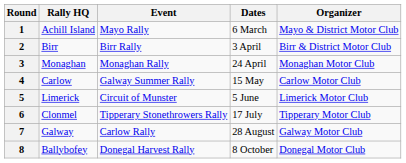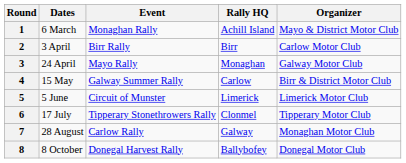columns swapped: (253, 13) <-> (68, 13)
(124, 30) Mayo Rally -> (123, 30) Monaghan Rally
(335, 47) Birr & District Motor Club -> (320, 47) Carlow Motor Club
(134, 64) Monaghan Rally -> (113, 64) Mayo Rally
(327, 64) Monaghan Motor Club -> (321, 64) Galway Motor Club
(320, 81) Carlow Motor Club -> (335, 81) Birr & District Motor Club
(321, 132) Galway Motor Club -> (327, 132) Monaghan Motor Club
